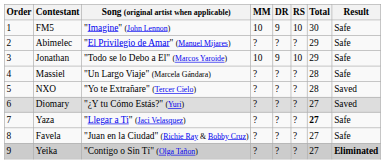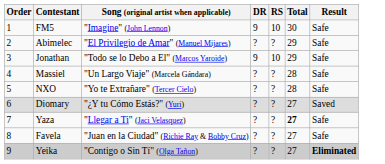- column: (262, 12)
(346, 89) Saved -> (320, 89) Safe
